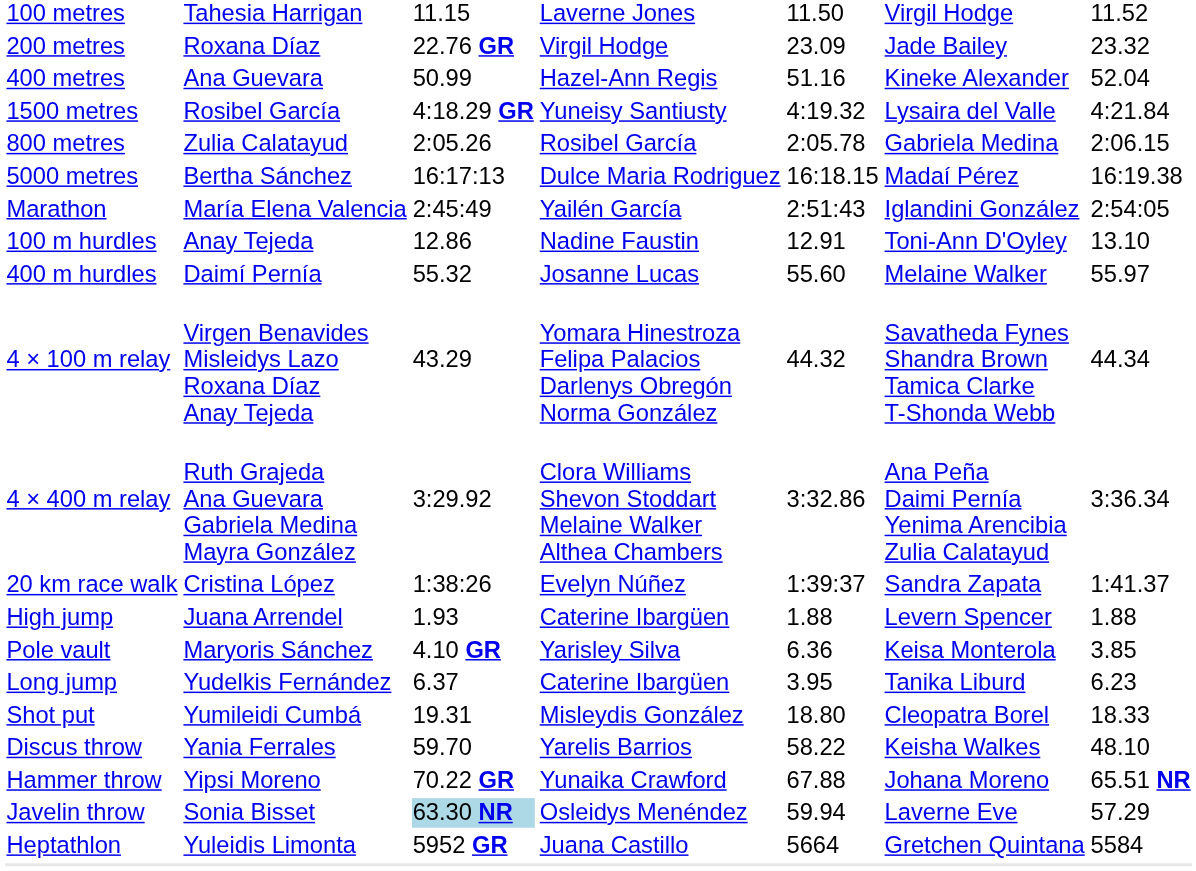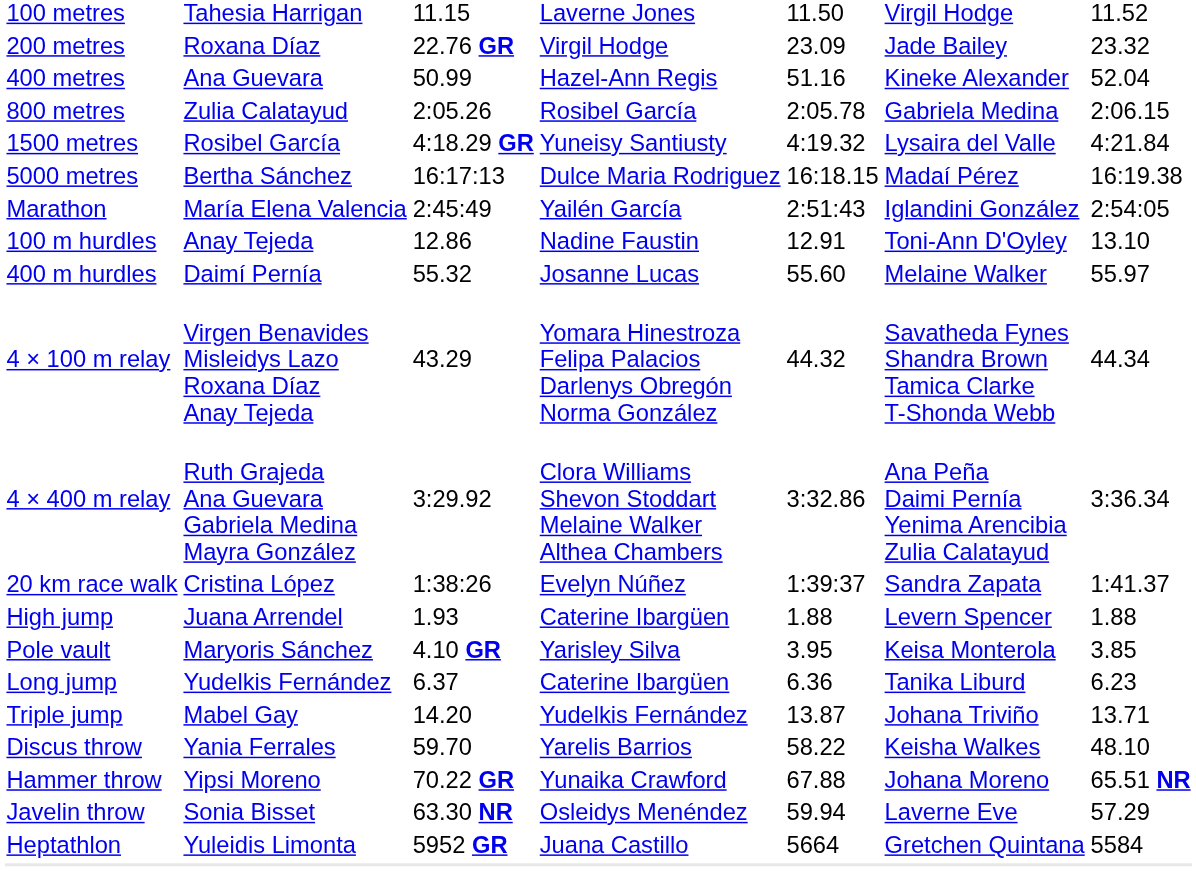rows swapped: (66, 143) <-> (72, 111)
(810, 649) 6.36 -> (810, 649) 3.95
(810, 682) 3.95 -> (810, 682) 6.36
+ row: (65, 715)
- row: (51, 715)
(463, 812) lightblue background -> (463, 812) no background
